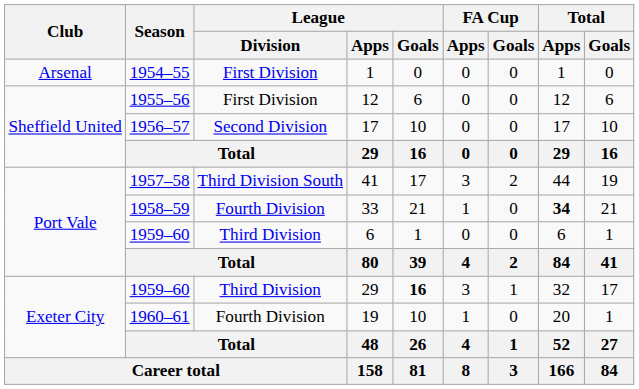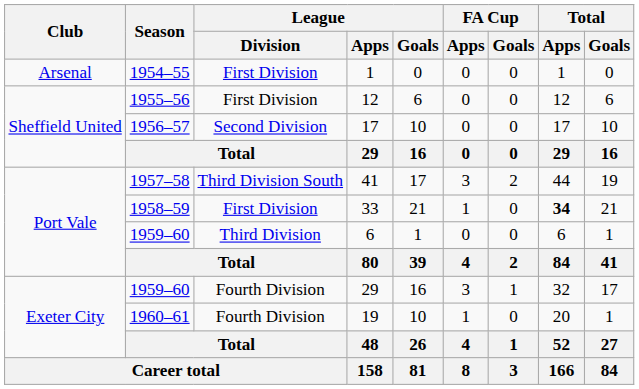(270, 208) Fourth Division -> (270, 208) First Division
(270, 289) Third Division -> (270, 289) Fourth Division
(418, 289) bold -> (418, 289) normal
